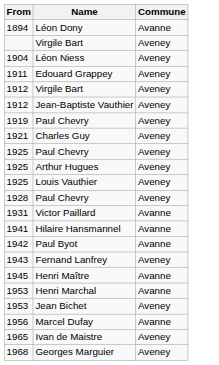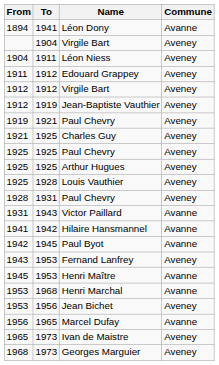+ column: (46, 12)
